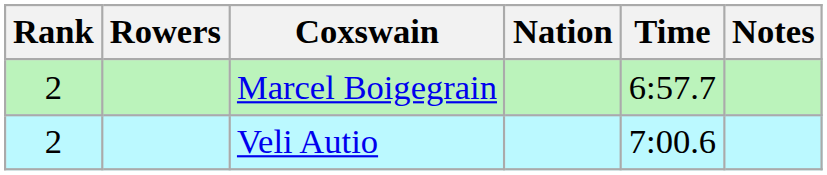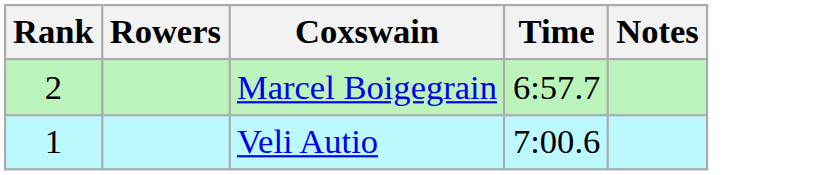- column: (563, 31)
(53, 141) 2 -> (53, 141) 1
